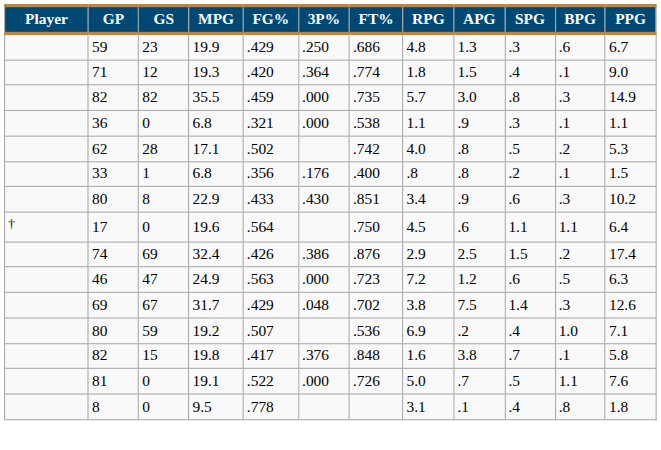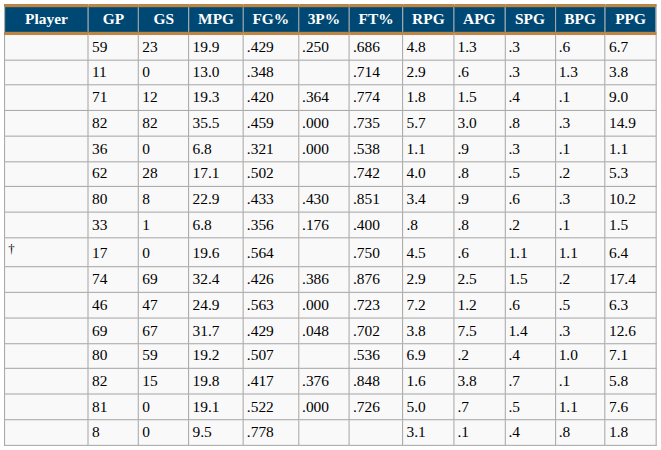+ row: (99, 72)
rows swapped: (100, 199) <-> (100, 174)
